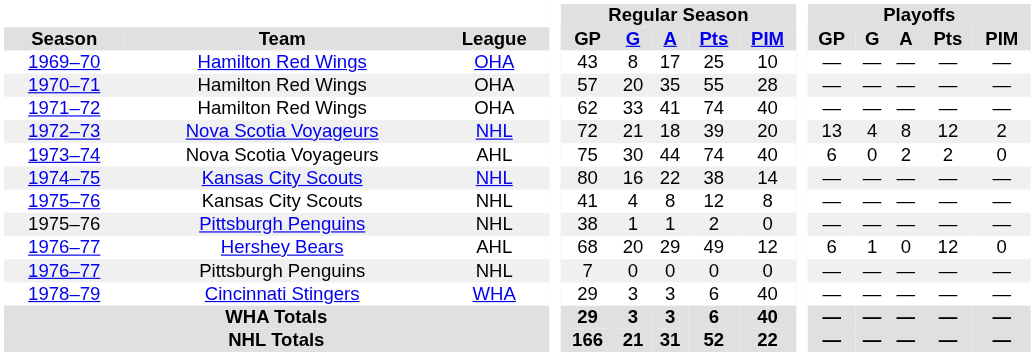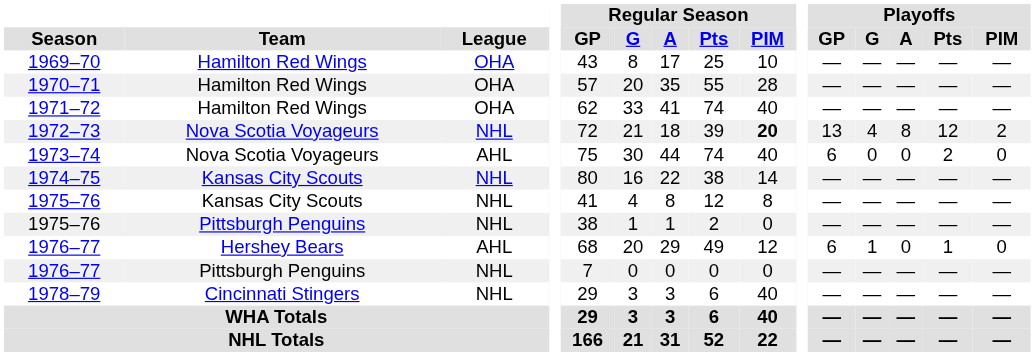(768, 131) normal -> (768, 131) bold
(906, 154) 2 -> (906, 154) 0
(948, 247) 12 -> (948, 247) 1
(494, 293) WHA -> (494, 293) NHL
